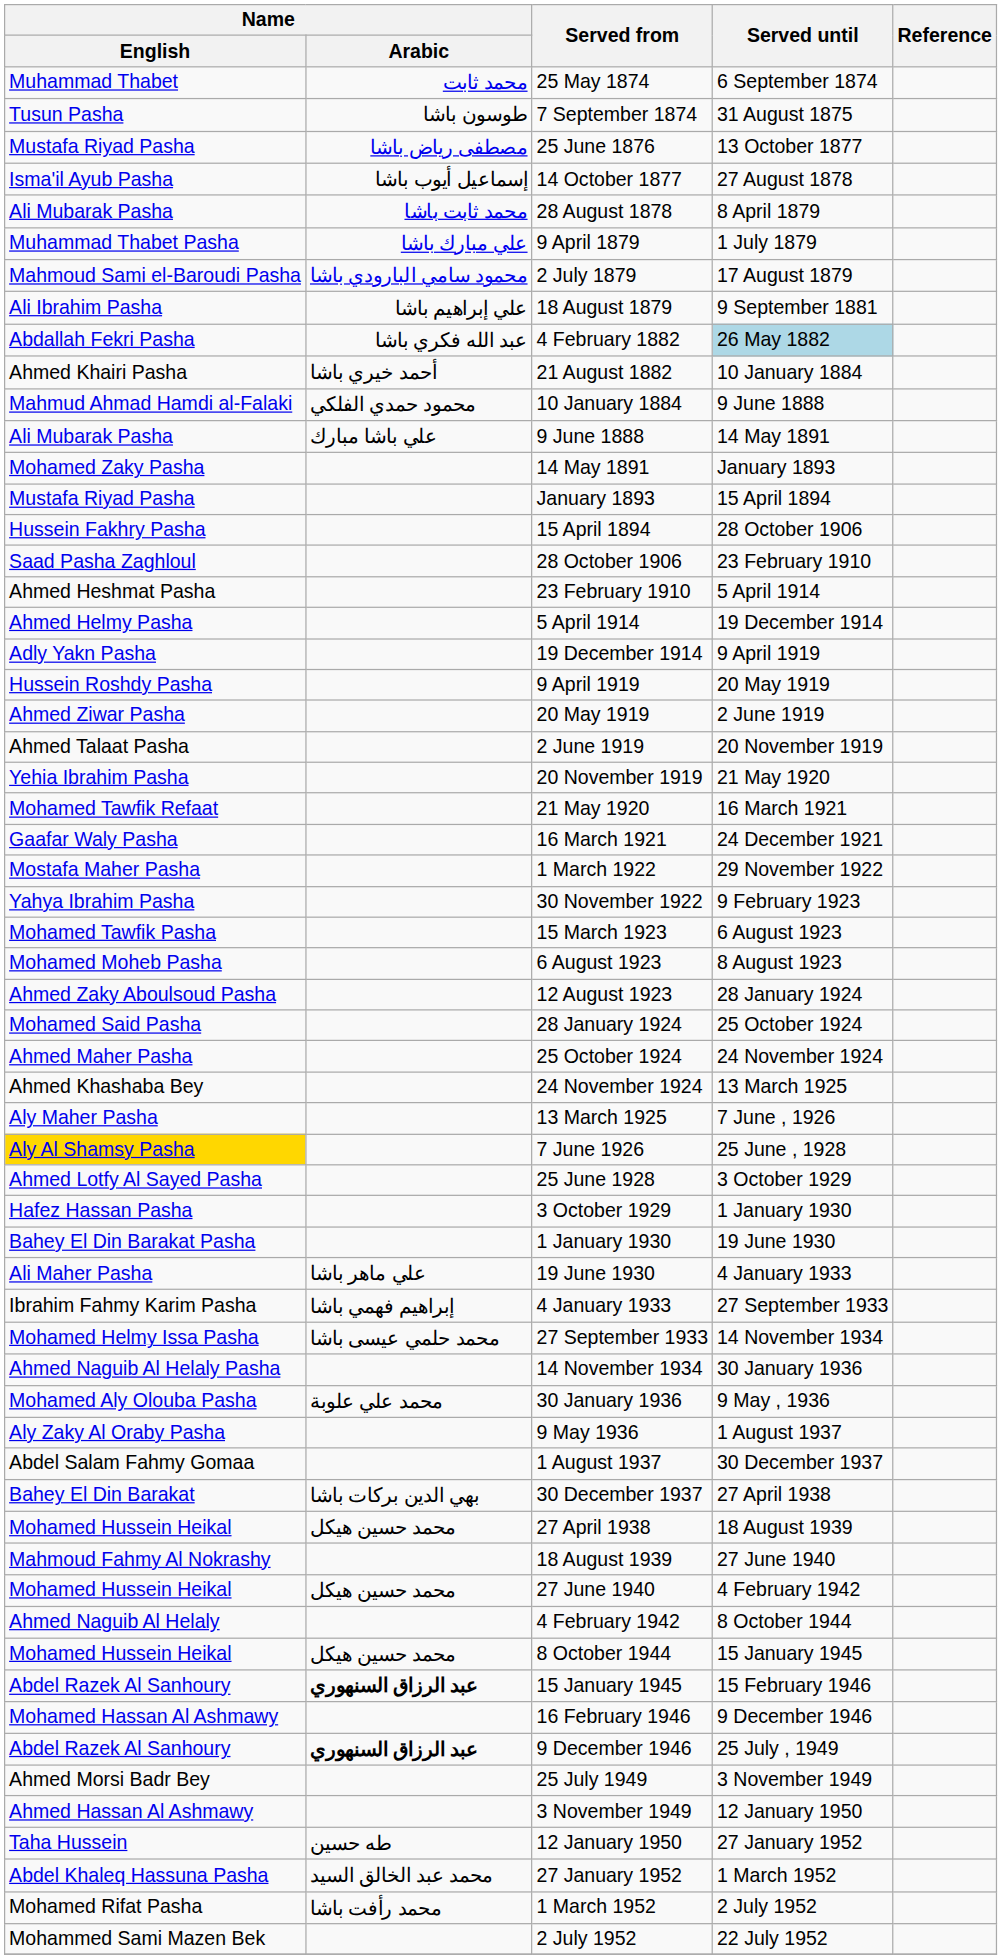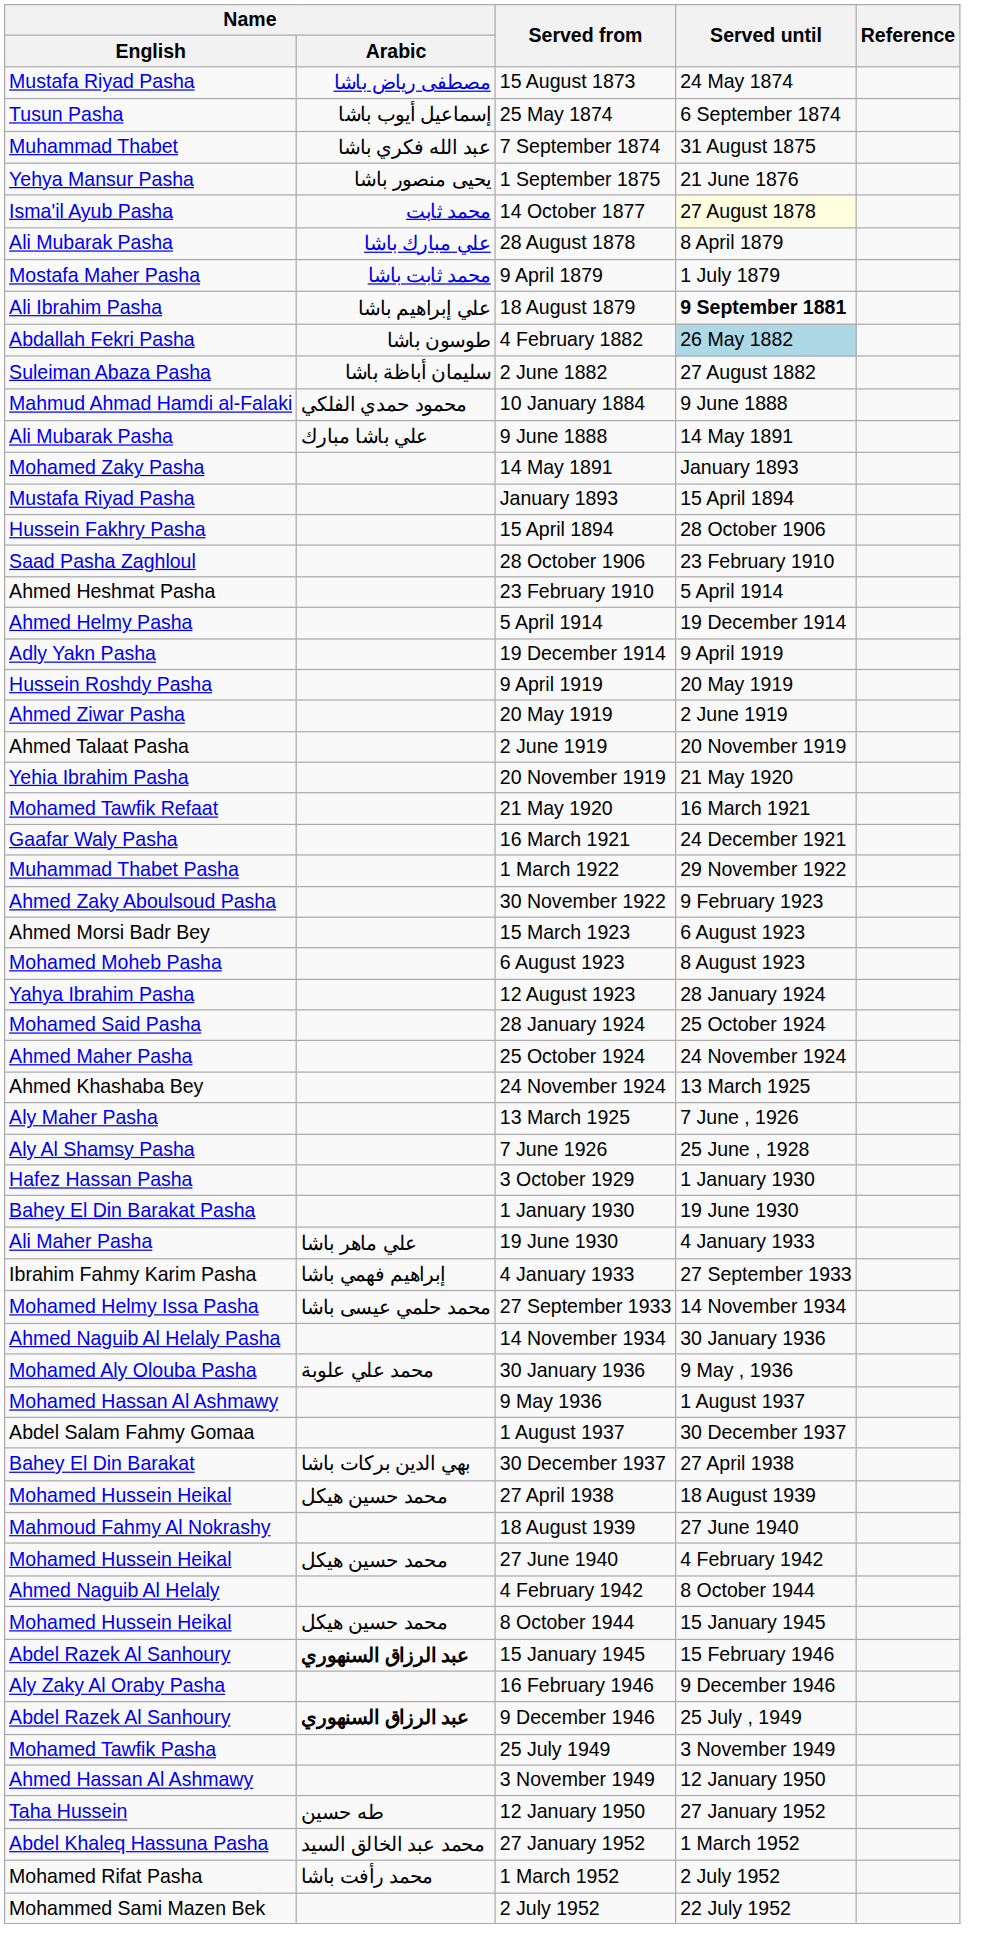+ row: (568, 82)
(94, 82) Muhammad Thabet -> (66, 114) Tusun Pasha
(485, 83) محمد ثابت -> (415, 115) إسماعيل أيوب باشا
(66, 114) Tusun Pasha -> (94, 146) Muhammad Thabet
(475, 115) طوسون باشا -> (414, 147) عبد الله فكري باشا
+ row: (580, 179)
- row: (596, 146)
(451, 179) إسماعيل أيوب باشا -> (448, 211) محمد ثابت
(785, 179) no background -> (748, 211) lightyellow background
(466, 211) محمد ثابت باشا -> (427, 244) علي مبارك باشا
(124, 243) Muhammad Thabet Pasha -> (105, 275) Mostafa Maher Pasha
(464, 244) علي مبارك باشا -> (429, 276) محمد ثابت باشا
- row: (586, 275)
(797, 307) normal -> (763, 307) bold
(451, 340) عبد الله فكري باشا -> (439, 340) طوسون باشا
+ row: (554, 372)
- row: (604, 372)
(105, 870) Mostafa Maher Pasha -> (124, 870) Muhammad Thabet Pasha
(102, 901) Yahya Ibrahim Pasha -> (143, 901) Ahmed Zaky Aboulsoud Pasha
(113, 932) Mohamed Tawfik Pasha -> (109, 932) Ahmed Morsi Badr Bey
(143, 994) Ahmed Zaky Aboulsoud Pasha -> (102, 994) Yahya Ibrahim Pasha
(102, 1149) gold background -> (102, 1149) no background
- row: (596, 1180)
(117, 1432) Aly Zaky Al Oraby Pasha -> (144, 1401) Mohamed Hassan Al Ashmawy
(144, 1717) Mohamed Hassan Al Ashmawy -> (117, 1686) Aly Zaky Al Oraby Pasha
(109, 1780) Ahmed Morsi Badr Bey -> (113, 1749) Mohamed Tawfik Pasha
